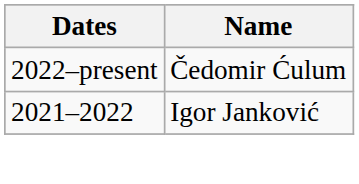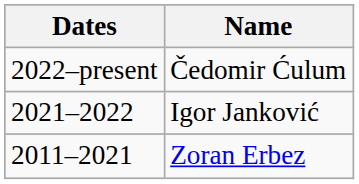+ row: (238, 155)
